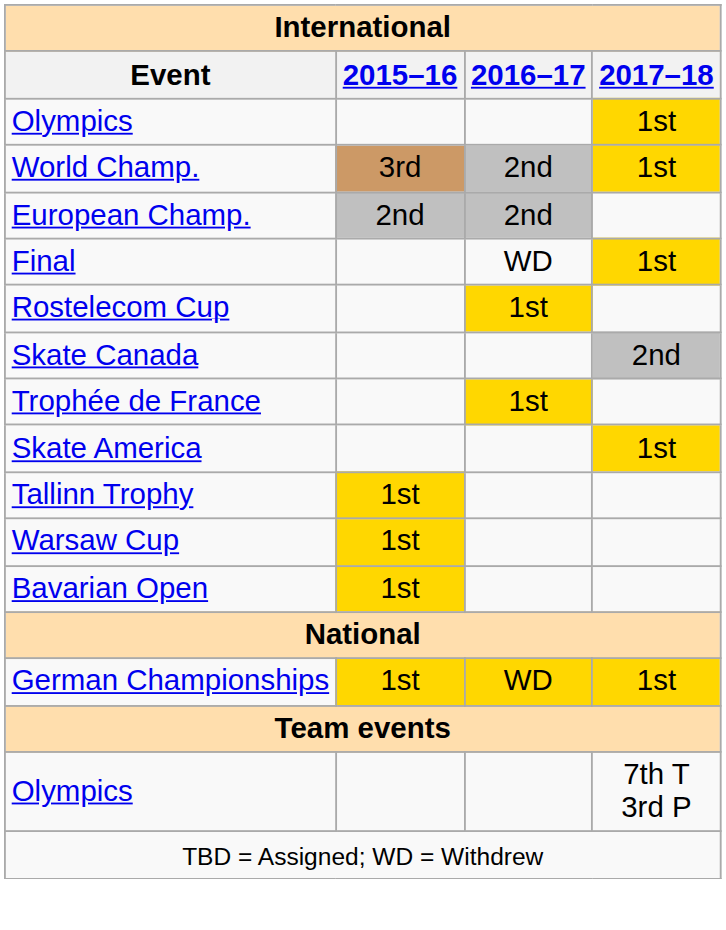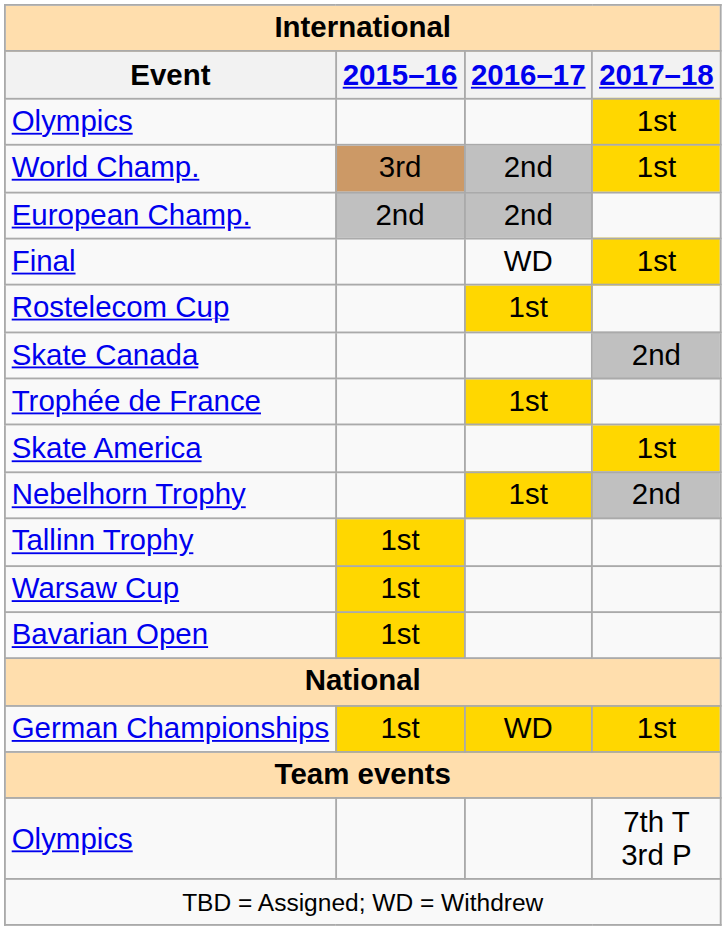+ row: (129, 494)
